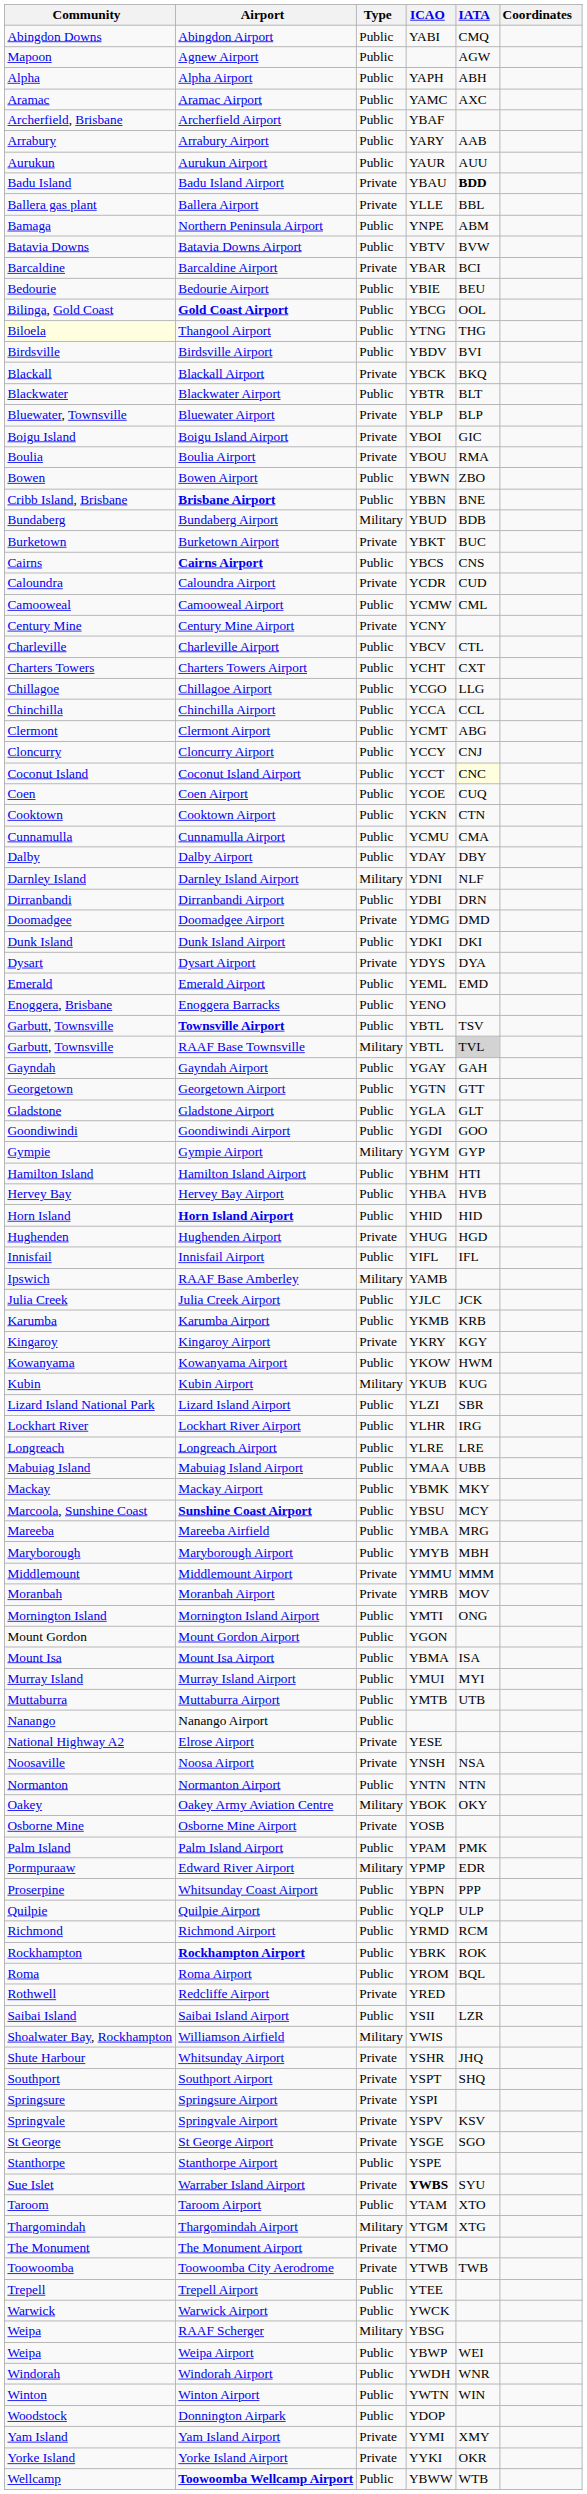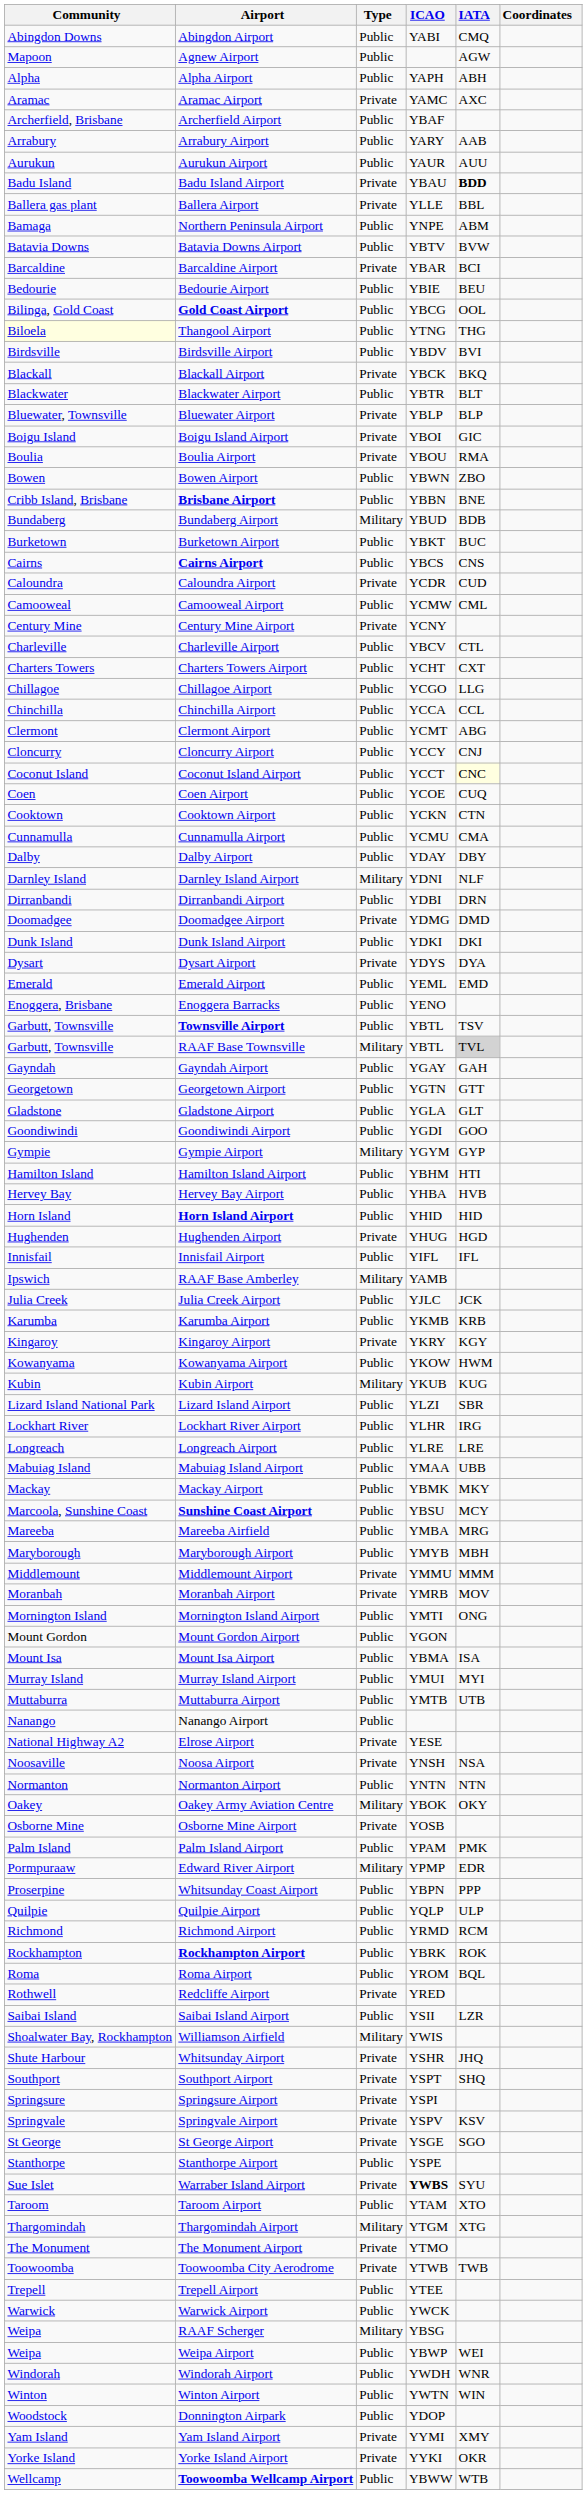(376, 99) Public -> (378, 99) Private
(378, 541) Private -> (376, 541) Public
